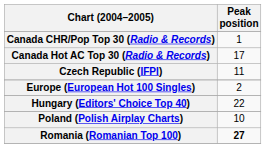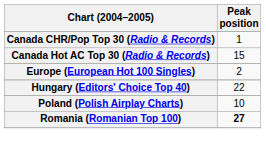(239, 55) 17 -> (239, 55) 15
- row: (111, 71)
